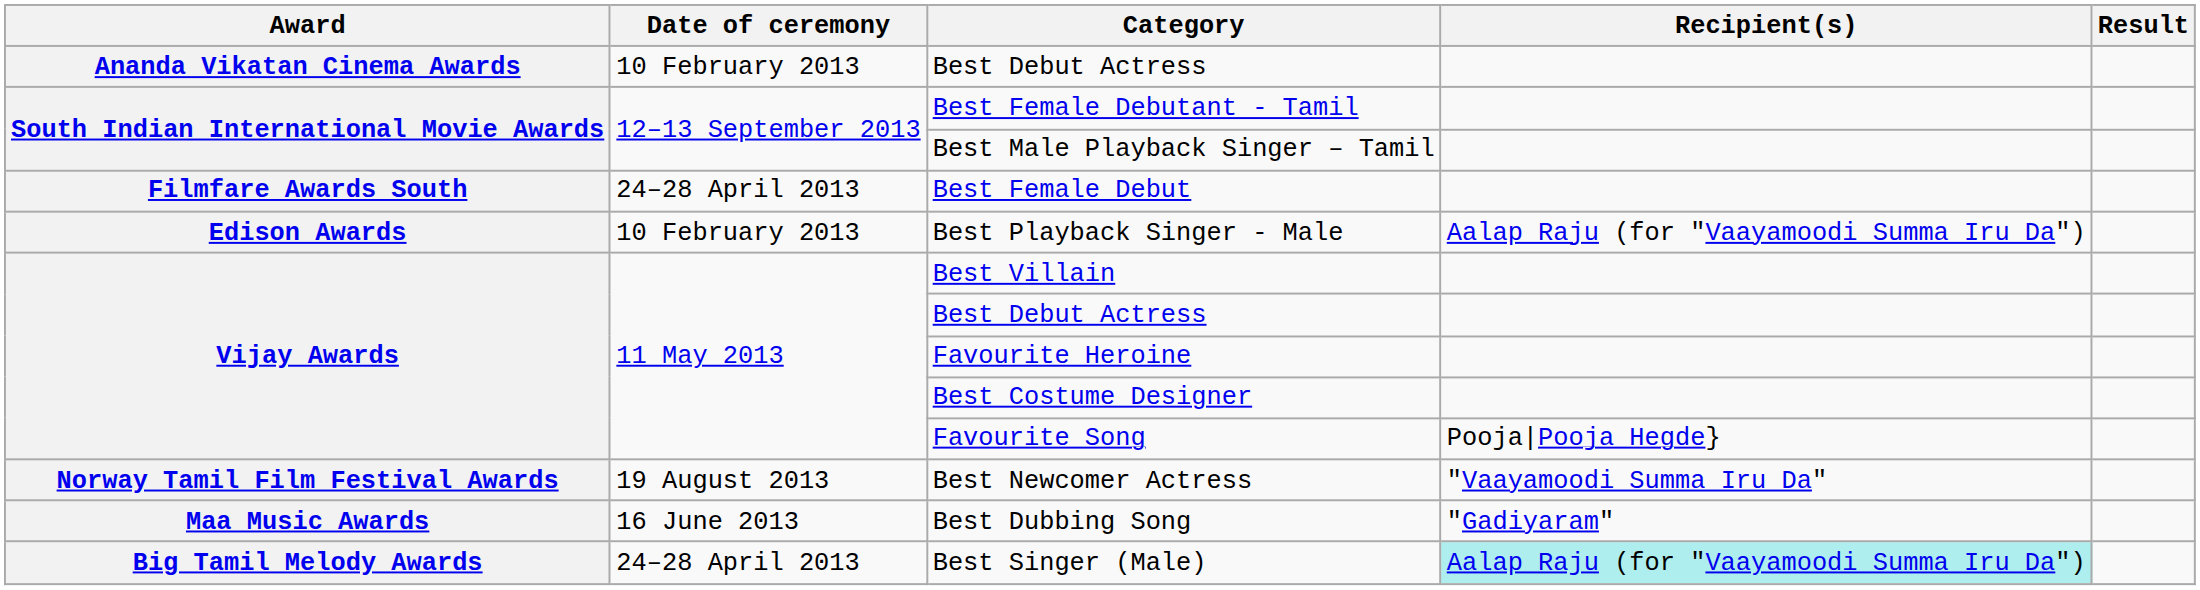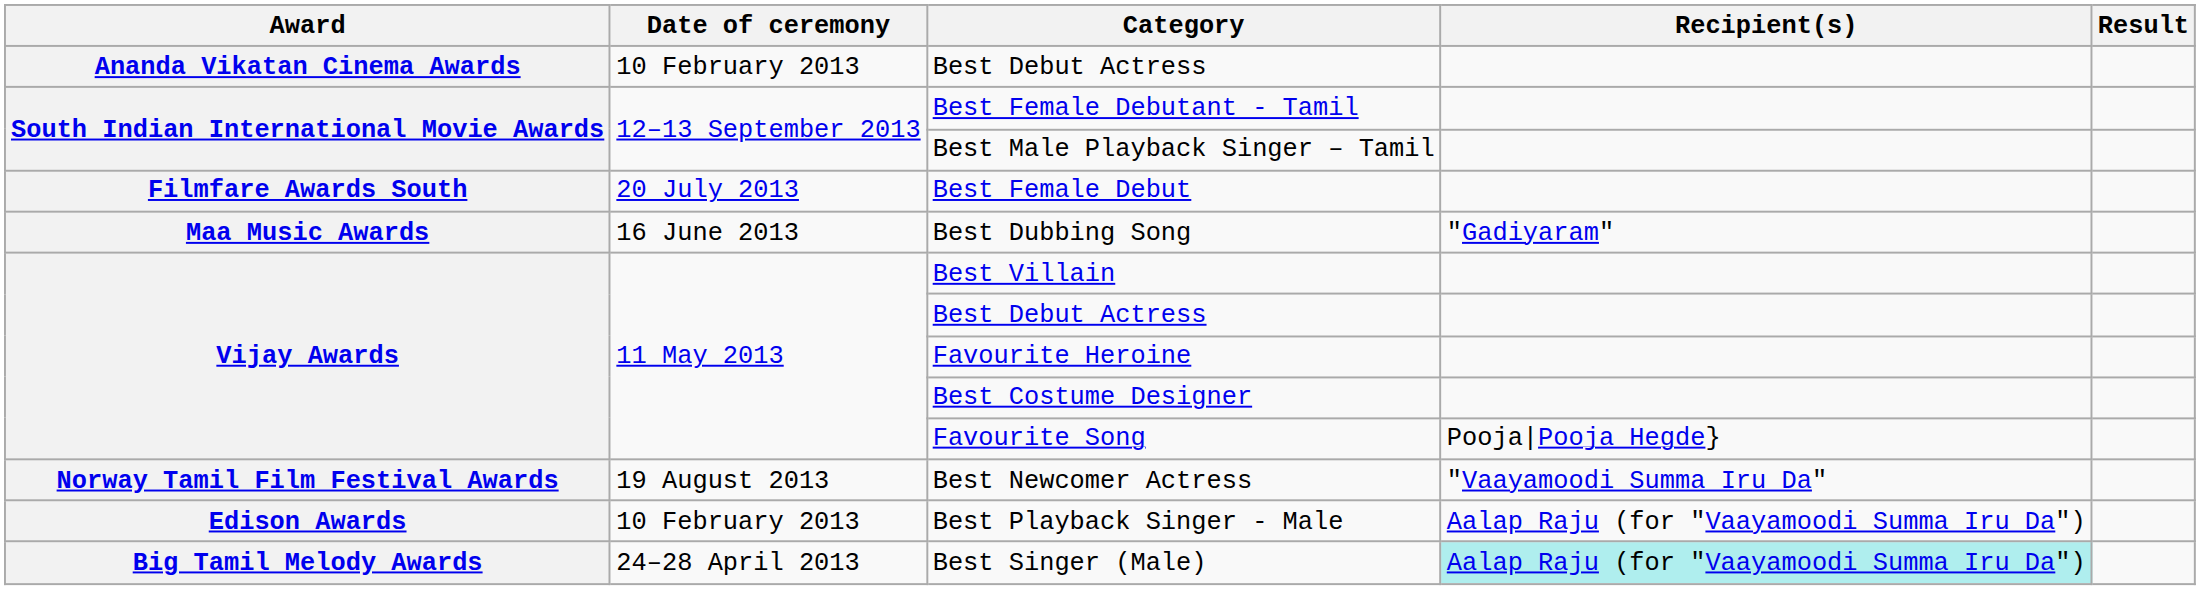(738, 191) 24–28 April 2013 -> (708, 191) 20 July 2013
rows swapped: (308, 232) <-> (308, 521)
